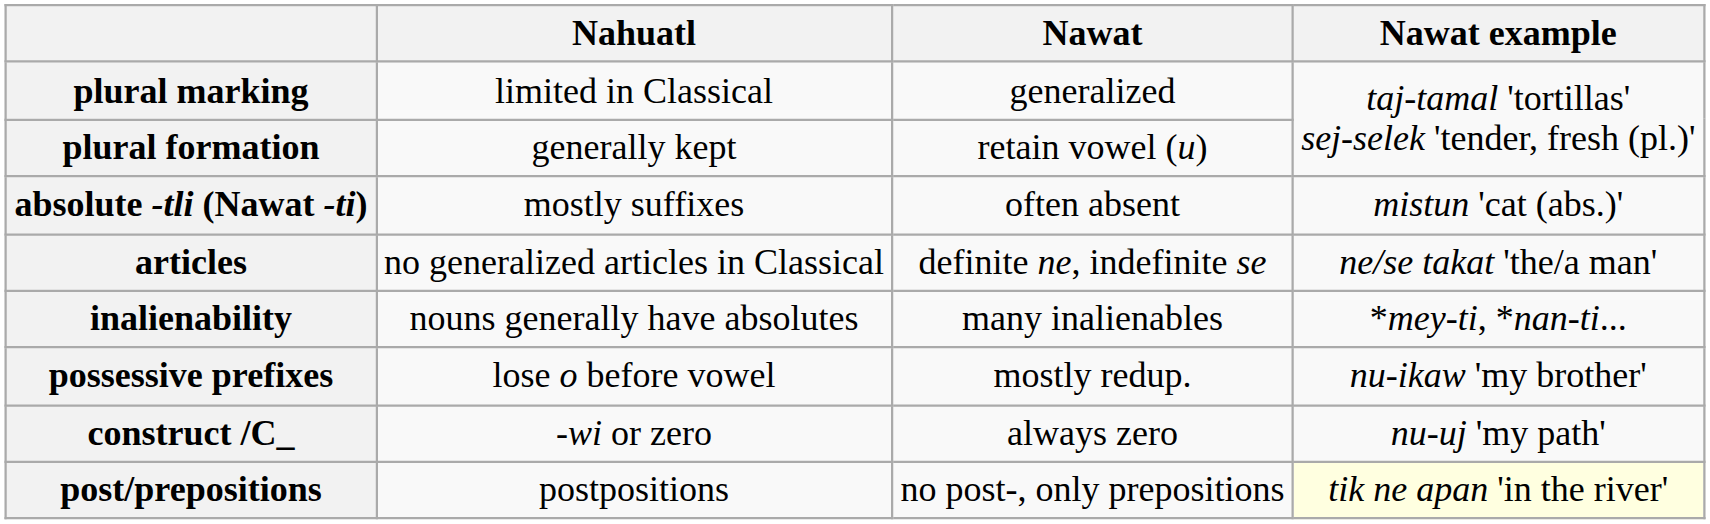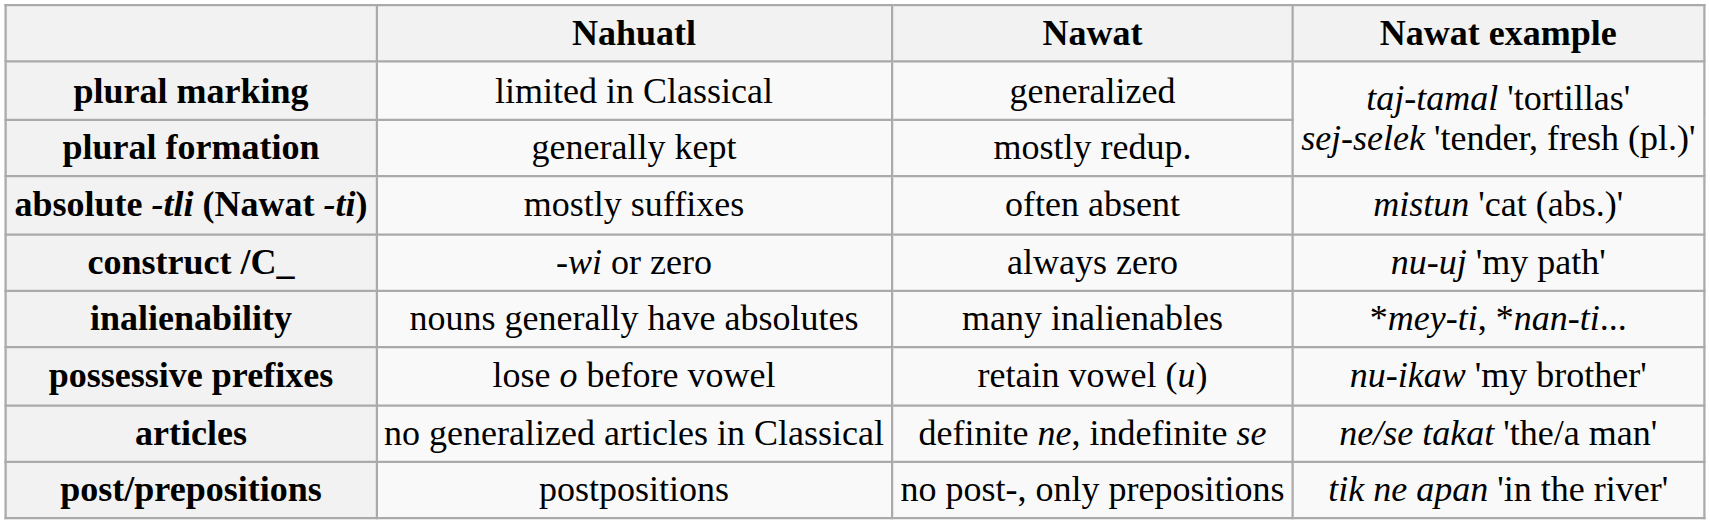(1093, 147) retain vowel (u) -> (1093, 147) mostly redup.
rows swapped: (191, 432) <-> (191, 261)
(1093, 375) mostly redup. -> (1093, 375) retain vowel (u)
(1498, 489) lightyellow background -> (1498, 489) no background
